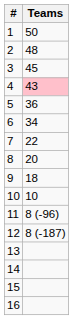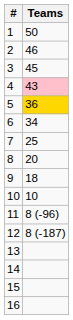(32, 50) 48 -> (32, 50) 46
(32, 104) no background -> (32, 104) gold background
(32, 141) 22 -> (32, 141) 25
